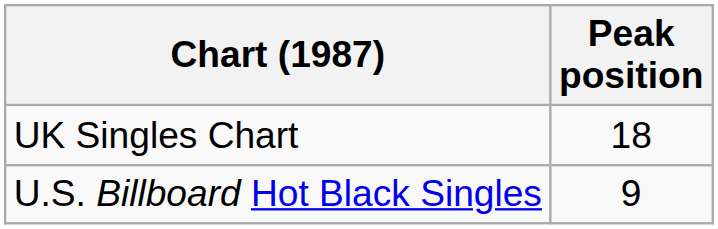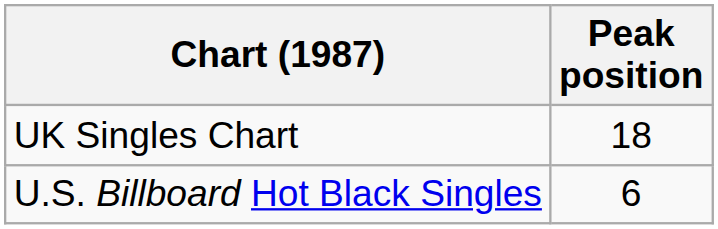(631, 193) 9 -> (631, 193) 6
